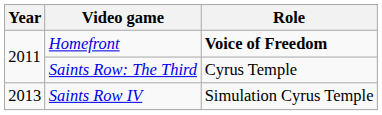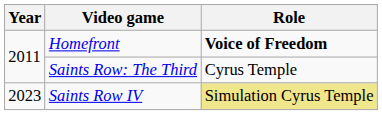(25, 95) 2013 -> (25, 95) 2023
(289, 95) no background -> (289, 95) khaki background
